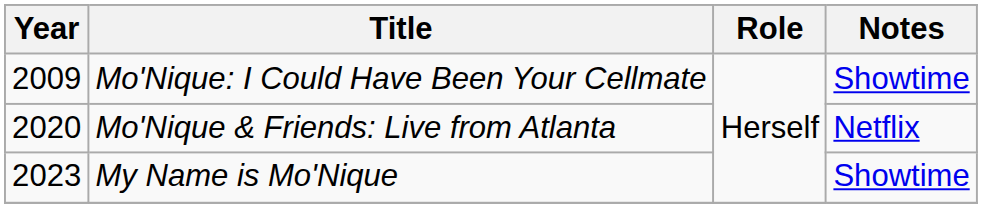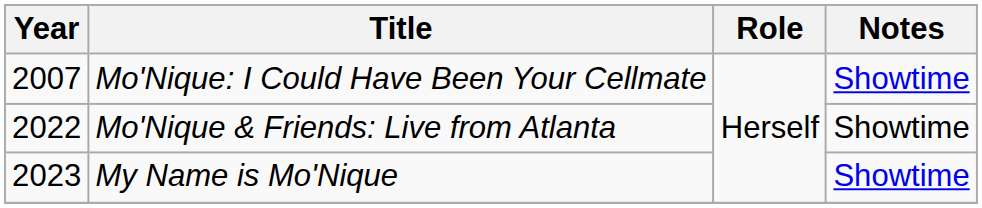(47, 78) 2009 -> (47, 78) 2007
(47, 127) 2020 -> (47, 127) 2022
(877, 127) Netflix -> (902, 127) Showtime
